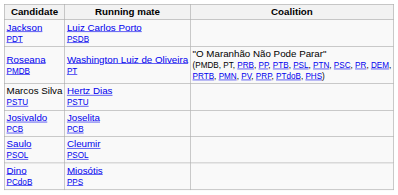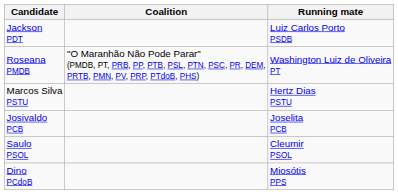columns swapped: (127, 12) <-> (292, 12)
